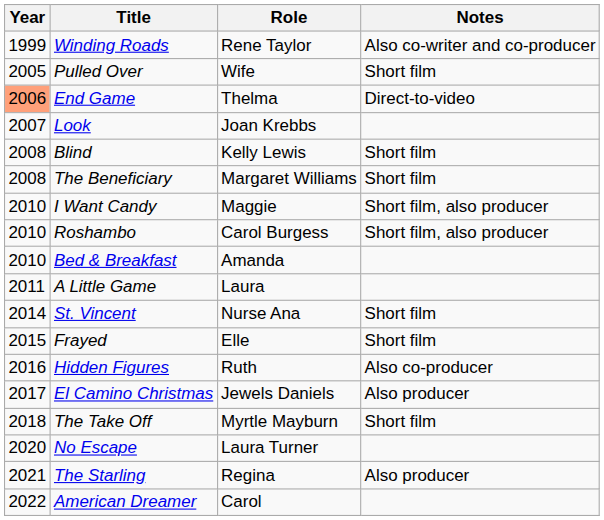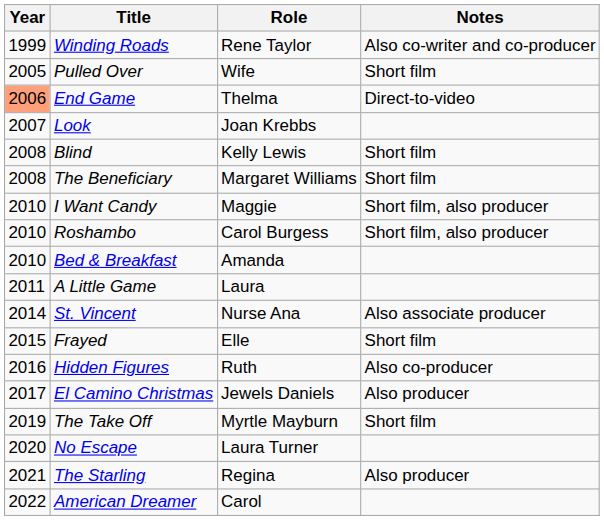(400, 313) Short film -> (455, 313) Also associate producer
(27, 421) 2018 -> (27, 421) 2019
